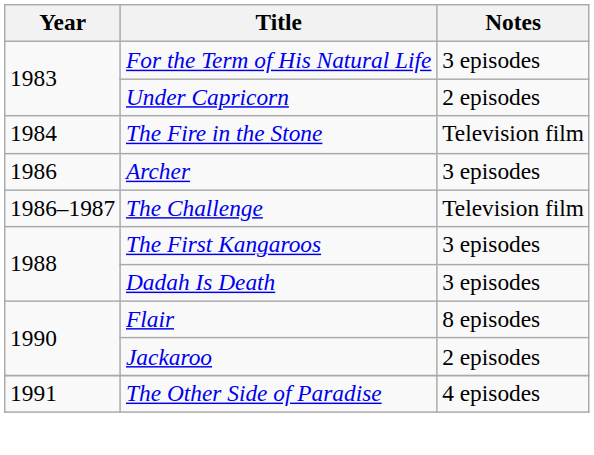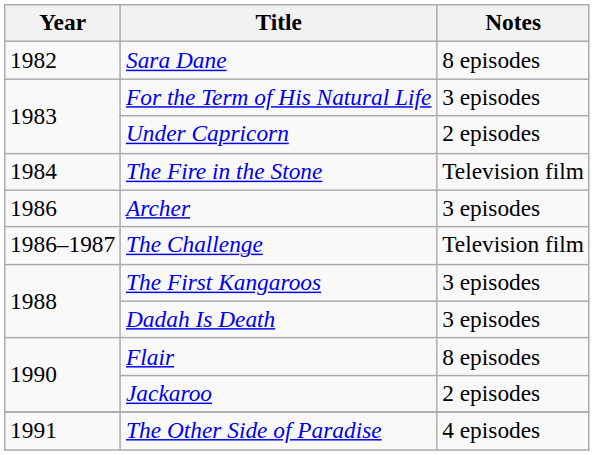+ row: (176, 60)
